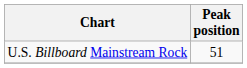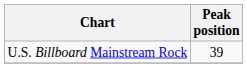(217, 52) 51 -> (217, 52) 39
